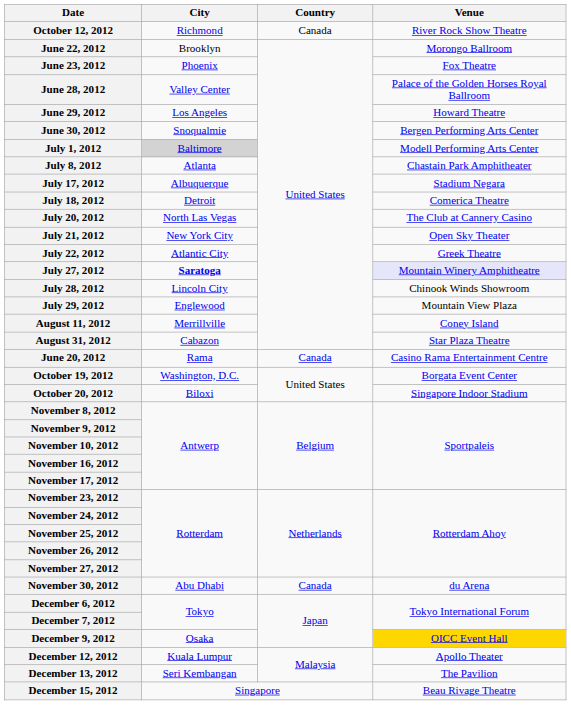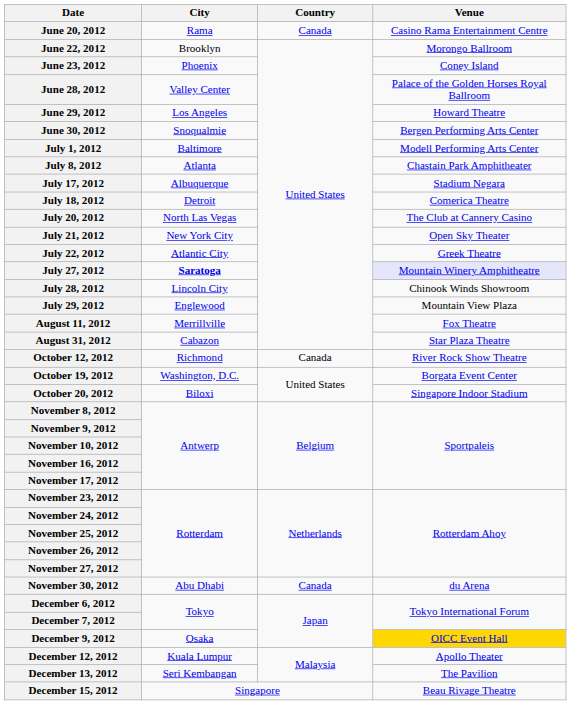rows swapped: (73, 358) <-> (73, 30)
(469, 65) Fox Theatre -> (469, 65) Coney Island
(200, 148) lightgrey background -> (200, 148) no background
(469, 323) Coney Island -> (469, 323) Fox Theatre
